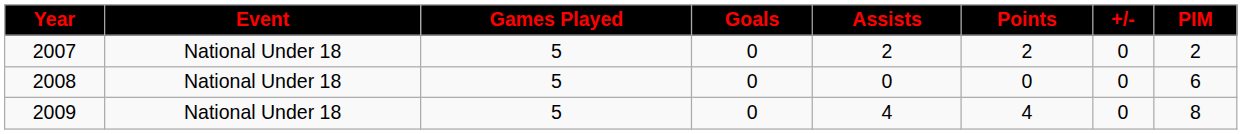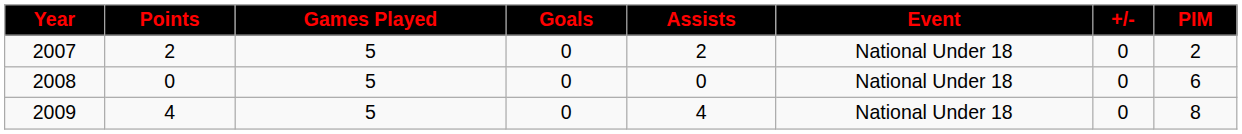columns swapped: (263, 19) <-> (1027, 19)
